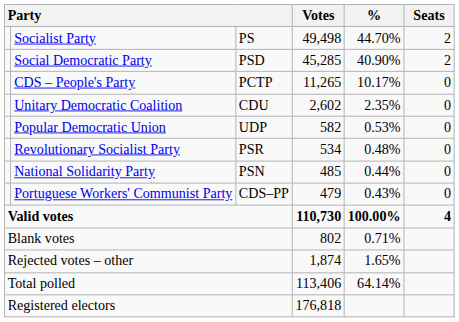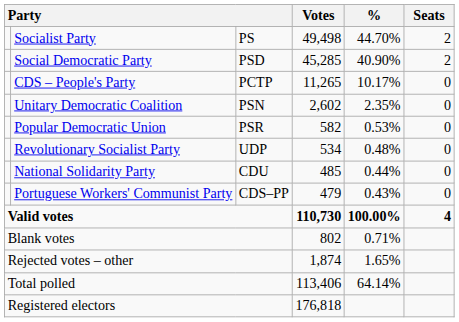(254, 104) CDU -> (252, 104) PSN
(253, 127) UDP -> (251, 127) PSR
(251, 149) PSR -> (253, 149) UDP
(252, 171) PSN -> (254, 171) CDU
